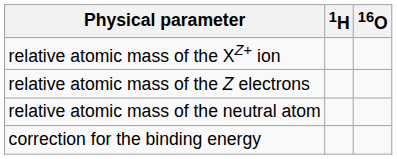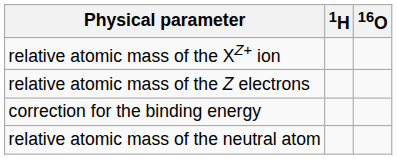rows swapped: (135, 139) <-> (165, 111)
